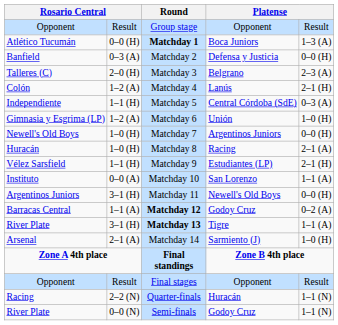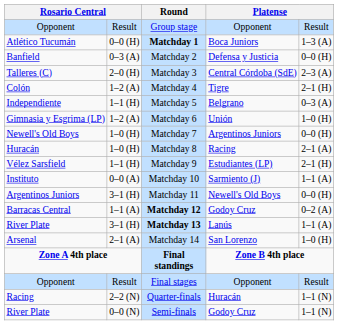(226, 73) Belgrano -> (253, 73) Central Córdoba (SdE)
(220, 88) Lanús -> (219, 88) Tigre
(253, 103) Central Córdoba (SdE) -> (226, 103) Belgrano
(233, 179) San Lorenzo -> (234, 179) Sarmiento (J)
(219, 225) Tigre -> (220, 225) Lanús
(234, 240) Sarmiento (J) -> (233, 240) San Lorenzo
